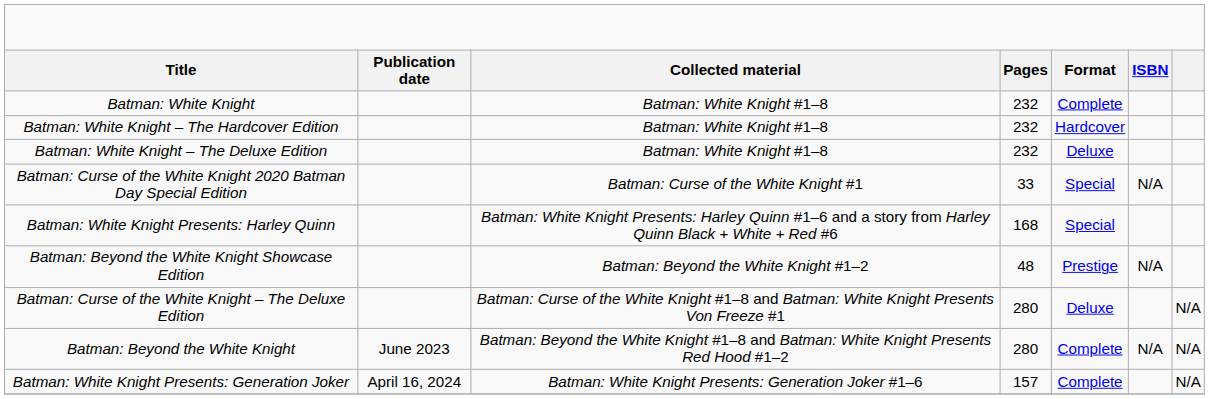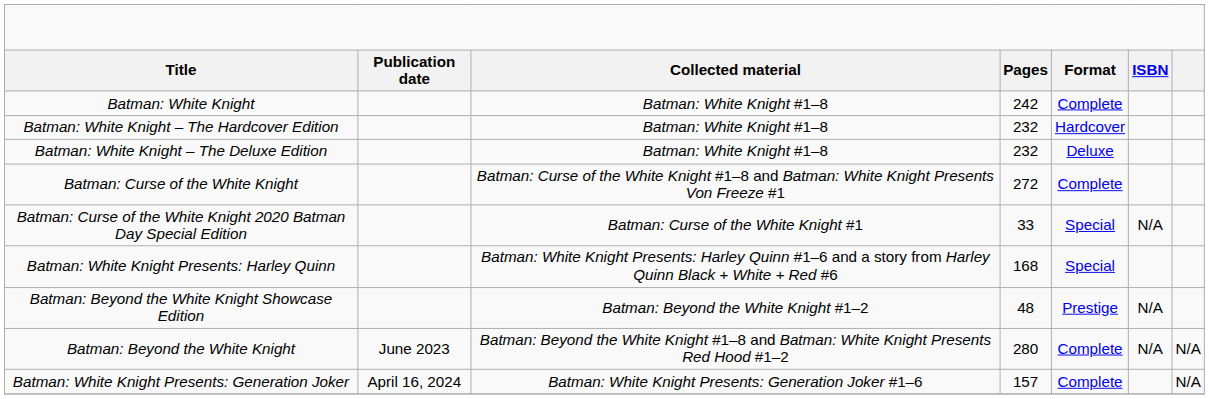(1026, 103) 232 -> (1026, 103) 242
+ row: (181, 184)
- row: (181, 307)
